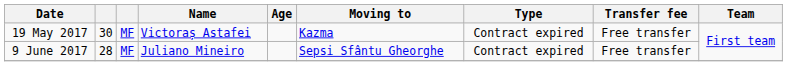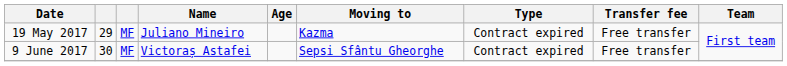(106, 32) 30 -> (106, 32) 29
(196, 32) Victoraș Astafei -> (192, 32) Juliano Mineiro
(106, 51) 28 -> (106, 51) 30
(192, 51) Juliano Mineiro -> (196, 51) Victoraș Astafei
